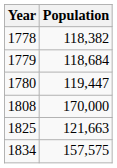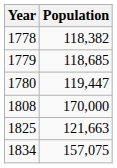(86, 60) 118,684 -> (86, 60) 118,685
(86, 151) 157,575 -> (86, 151) 157,075
